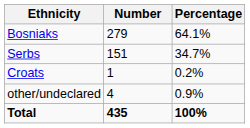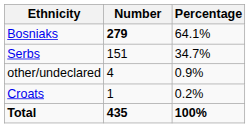(117, 34) normal -> (117, 34) bold
rows swapped: (26, 73) <-> (54, 93)
